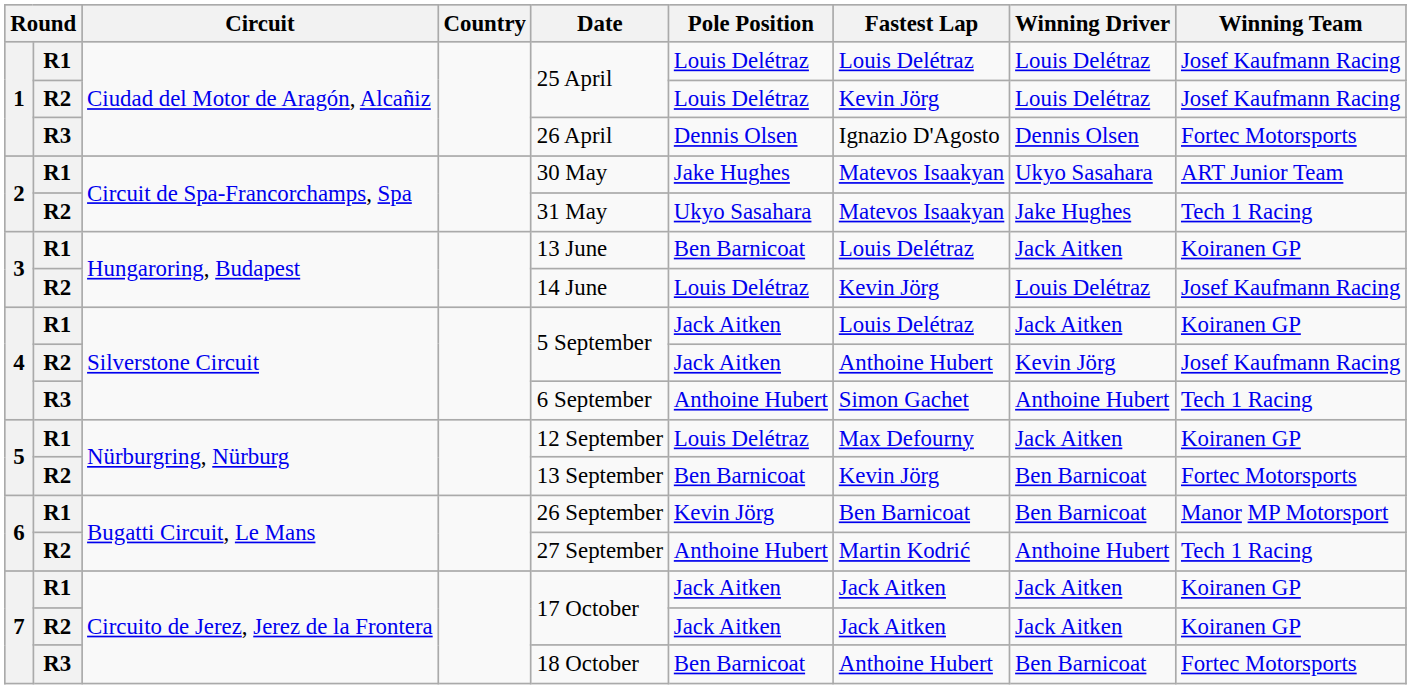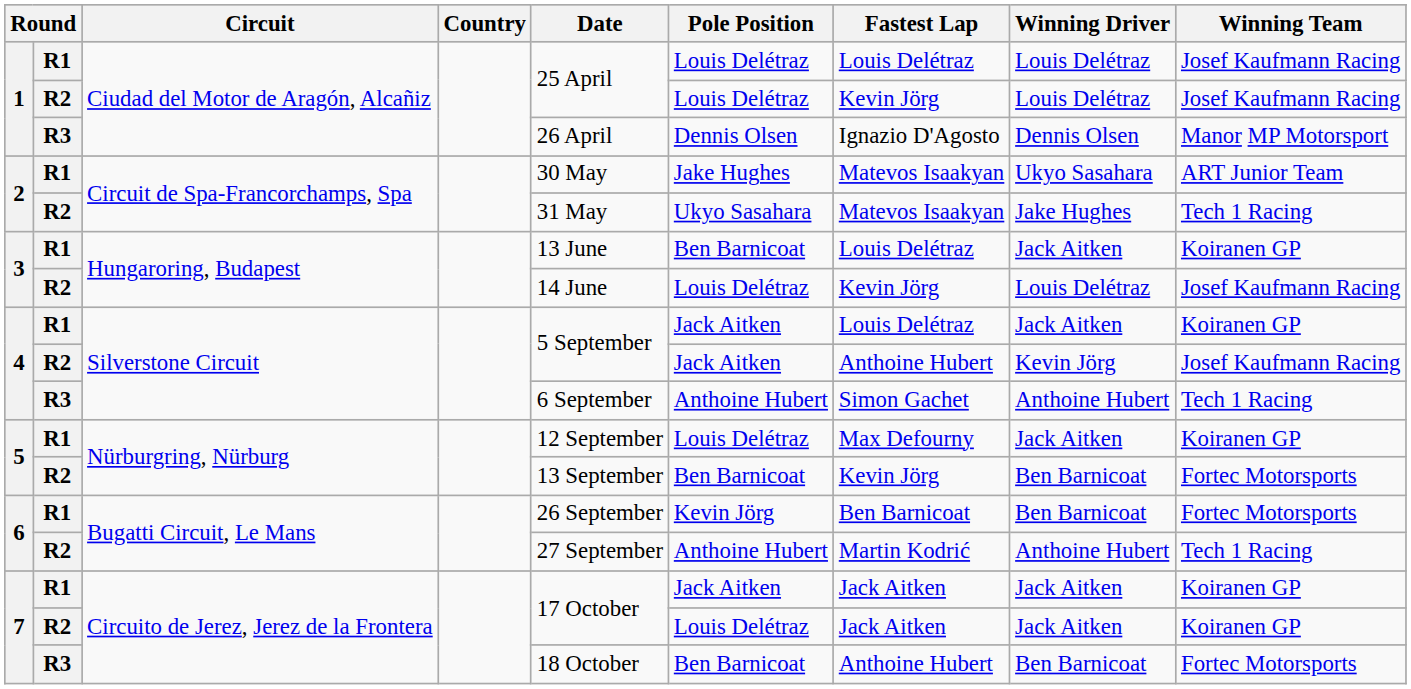(1269, 136) Fortec Motorsports -> (1285, 136) Manor MP Motorsport
(1285, 512) Manor MP Motorsport -> (1269, 512) Fortec Motorsports
(727, 626) Jack Aitken -> (741, 626) Louis Delétraz
